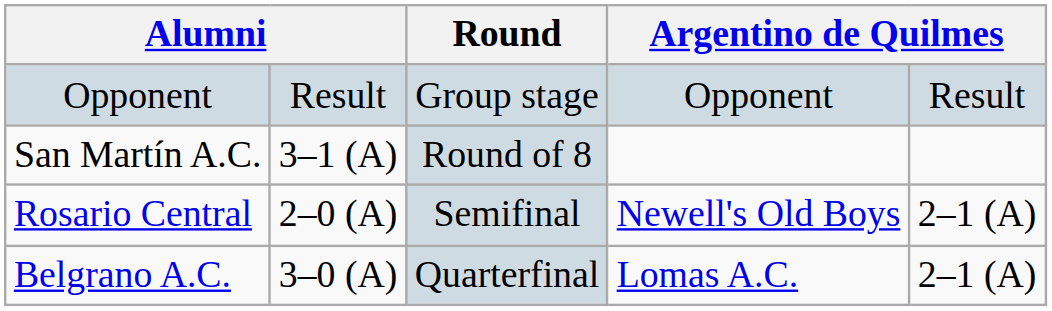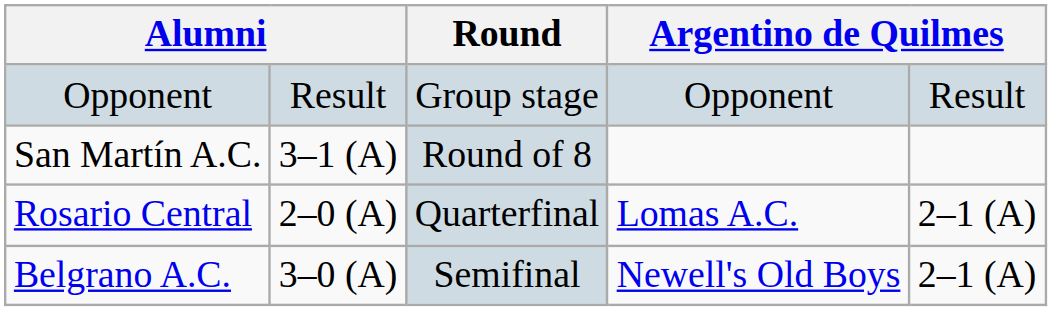(507, 214) Semifinal -> (507, 214) Quarterfinal
(759, 214) Newell's Old Boys -> (707, 214) Lomas A.C.
(507, 273) Quarterfinal -> (507, 273) Semifinal
(707, 273) Lomas A.C. -> (759, 273) Newell's Old Boys
